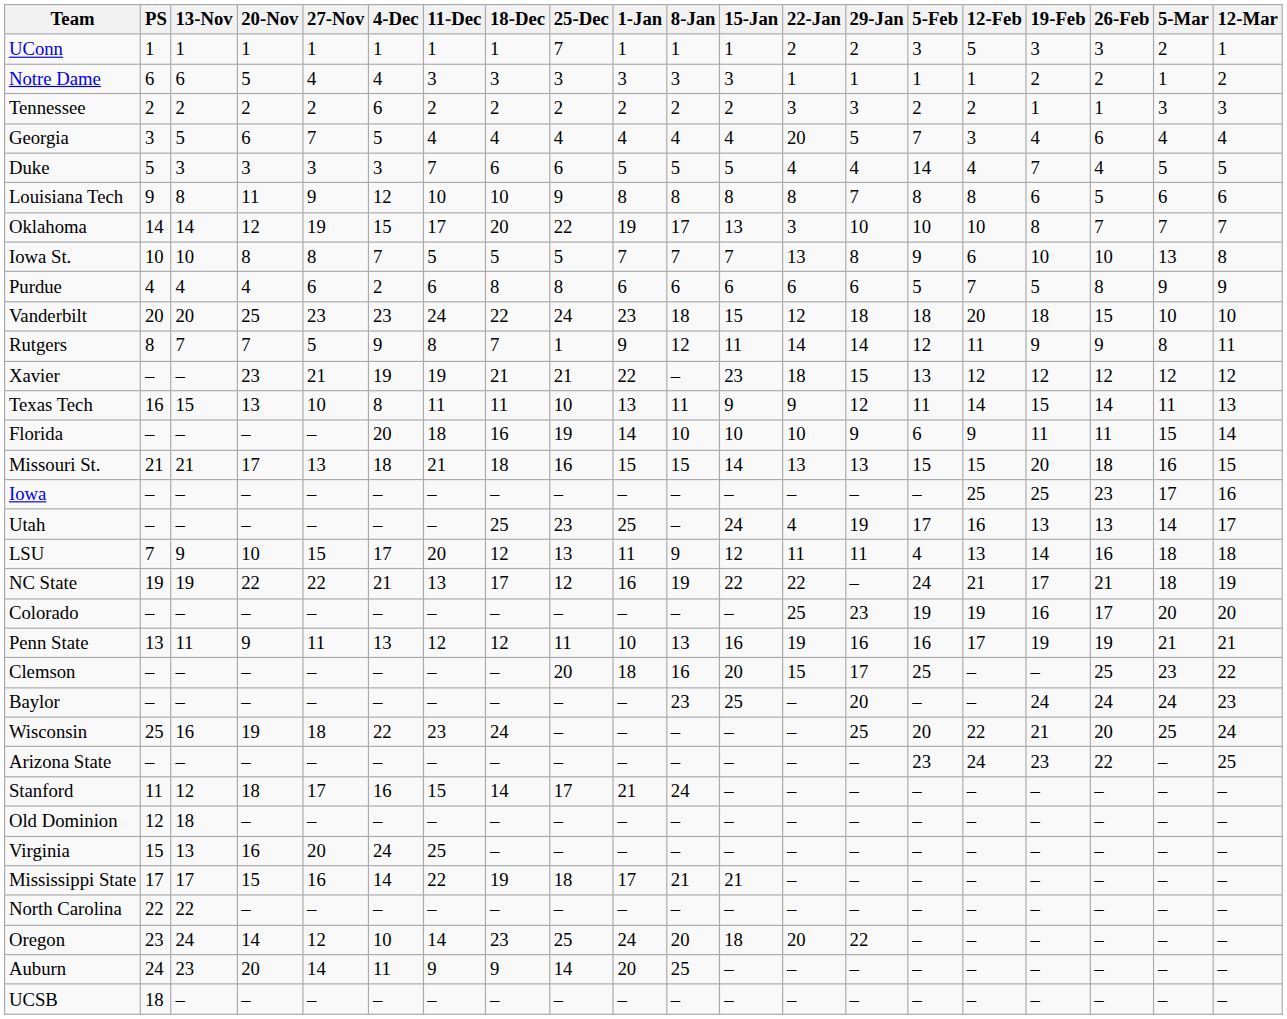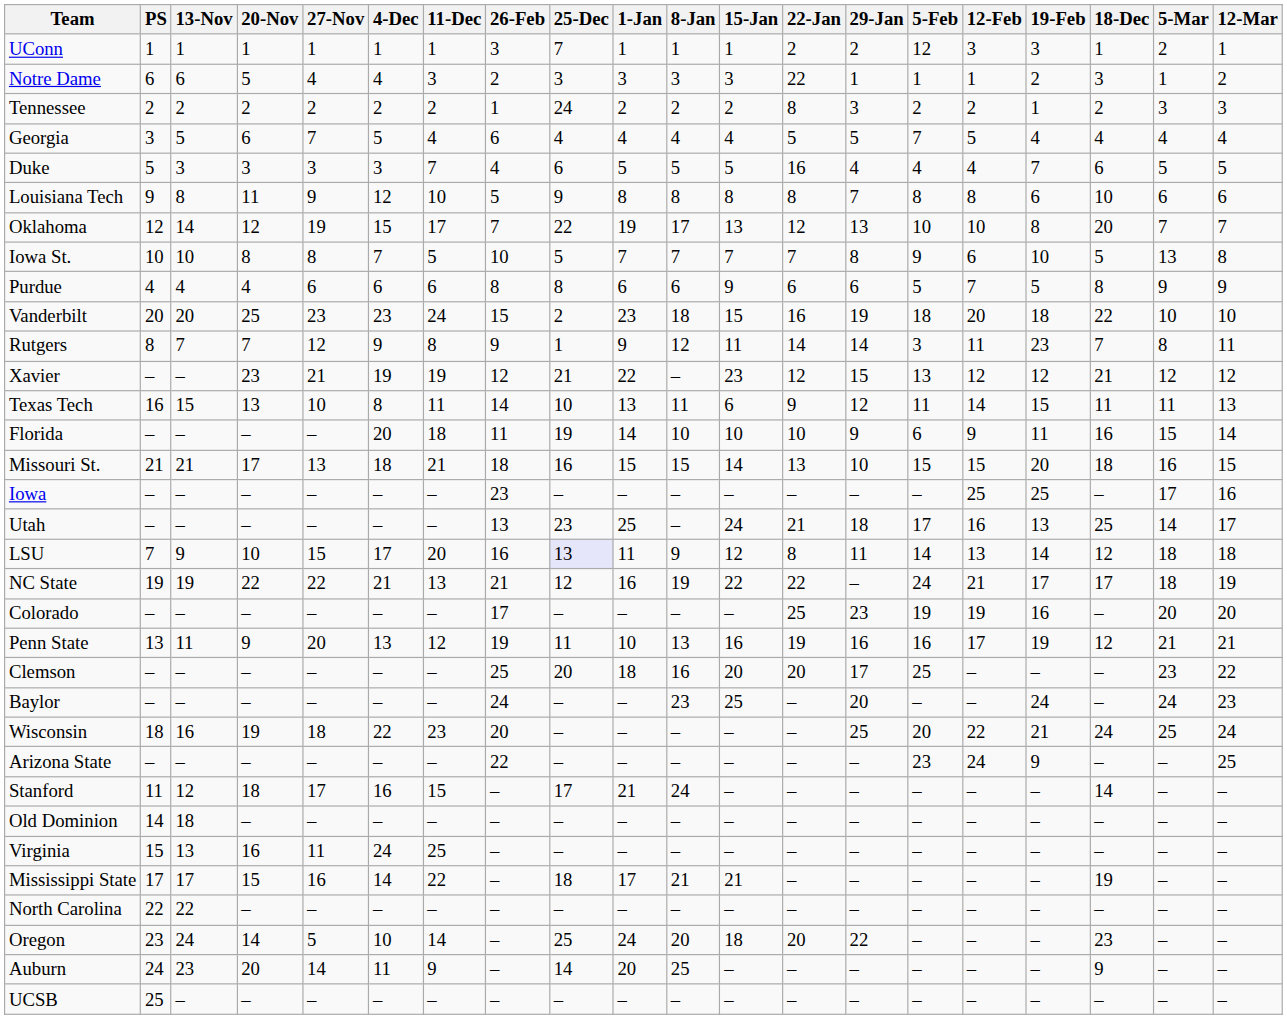columns swapped: (518, 19) <-> (1122, 19)
(917, 49) 3 -> (922, 49) 12
(971, 49) 5 -> (971, 49) 3
(792, 78) 1 -> (796, 78) 22
(378, 108) 6 -> (378, 108) 2
(558, 108) 2 -> (563, 108) 24
(792, 108) 3 -> (792, 108) 8
(796, 138) 20 -> (792, 138) 5
(971, 138) 3 -> (971, 138) 5
(792, 167) 4 -> (796, 167) 16
(922, 167) 14 -> (917, 167) 4
(154, 227) 14 -> (154, 227) 12
(792, 227) 3 -> (796, 227) 12
(859, 227) 10 -> (859, 227) 13
(796, 256) 13 -> (792, 256) 7
(378, 286) 2 -> (378, 286) 6
(729, 286) 6 -> (729, 286) 9
(563, 316) 24 -> (558, 316) 2
(796, 316) 12 -> (796, 316) 16
(859, 316) 18 -> (859, 316) 19
(312, 345) 5 -> (316, 345) 12
(922, 345) 12 -> (917, 345) 3
(1035, 345) 9 -> (1040, 345) 23
(796, 375) 18 -> (796, 375) 12
(729, 405) 9 -> (729, 405) 6
(859, 464) 13 -> (859, 464) 10
(792, 524) 4 -> (796, 524) 21
(859, 524) 19 -> (859, 524) 18
(563, 553) no background -> (563, 553) lavender background
(796, 553) 11 -> (792, 553) 8
(917, 553) 4 -> (922, 553) 14
(316, 642) 11 -> (316, 642) 20
(796, 672) 15 -> (796, 672) 20
(154, 731) 25 -> (154, 731) 18
(1040, 761) 23 -> (1035, 761) 9
(154, 820) 12 -> (154, 820) 14
(316, 850) 20 -> (316, 850) 11
(316, 939) 12 -> (312, 939) 5
(154, 999) 18 -> (154, 999) 25
